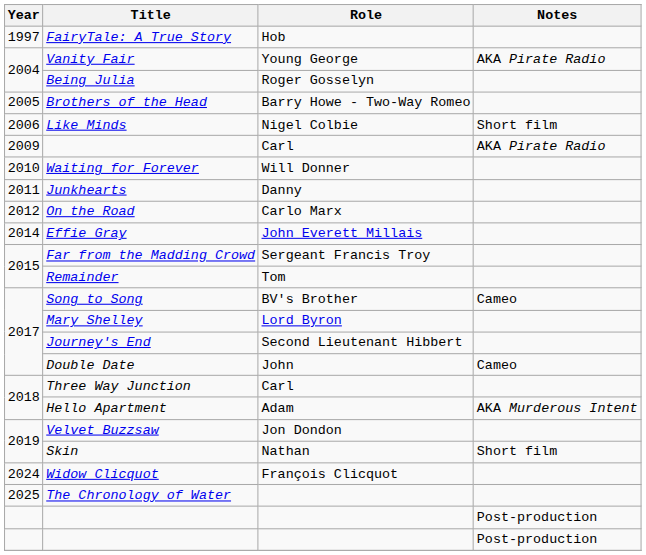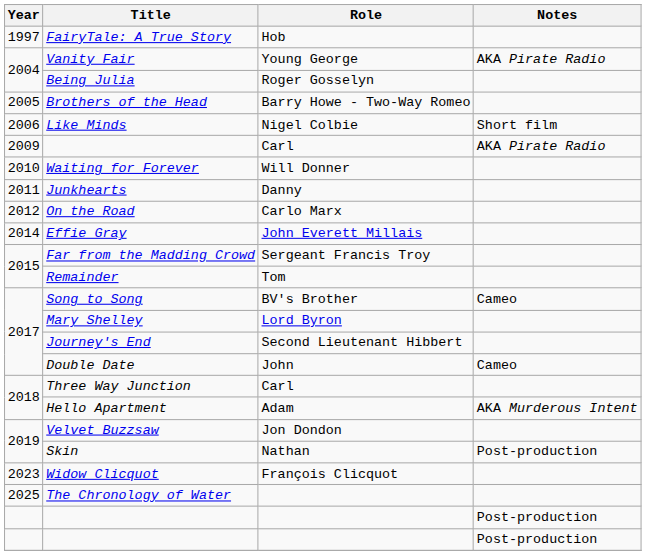(517, 452) Short film -> (537, 452) Post-production
(24, 474) 2024 -> (24, 474) 2023
